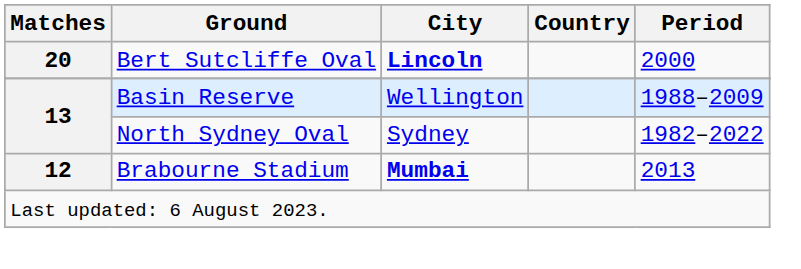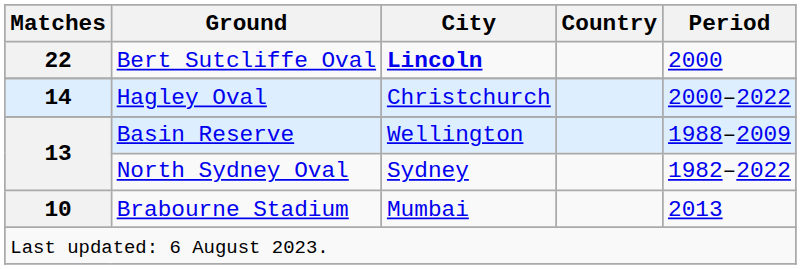(58, 60) 20 -> (58, 60) 22
+ row: (192, 98)
(58, 172) 12 -> (58, 209) 10
(428, 172) bold -> (428, 209) normal
